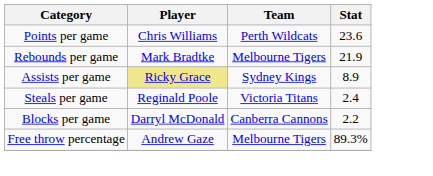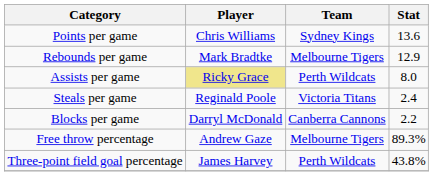(279, 35) Perth Wildcats -> (337, 35) Sydney Kings
(351, 35) 23.6 -> (409, 35) 13.6
(351, 56) 21.9 -> (409, 56) 12.9
(279, 77) Sydney Kings -> (337, 77) Perth Wildcats
(351, 77) 8.9 -> (409, 77) 8.0
+ row: (95, 160)
